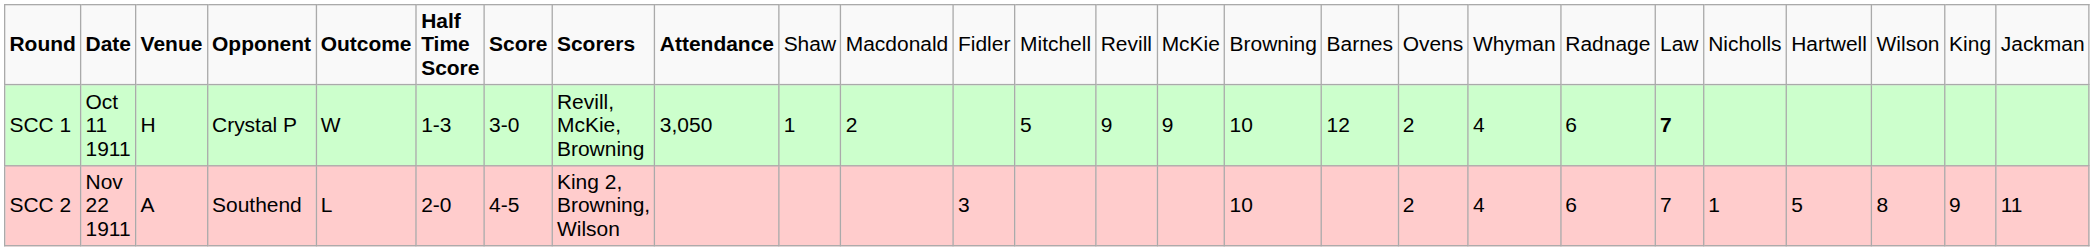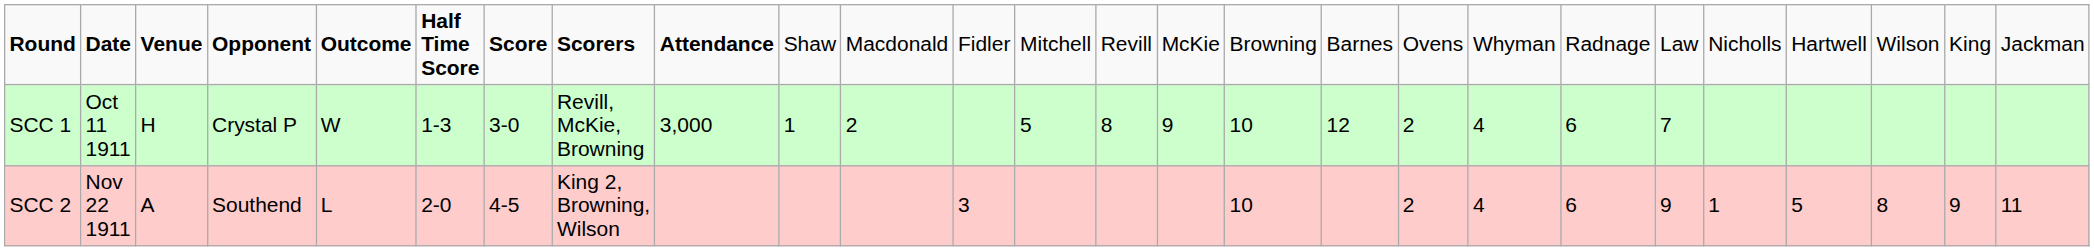(686, 125) 3,050 -> (686, 125) 3,000
(1107, 125) 9 -> (1107, 125) 8
(1666, 125) bold -> (1666, 125) normal
(1666, 205) 7 -> (1666, 205) 9
